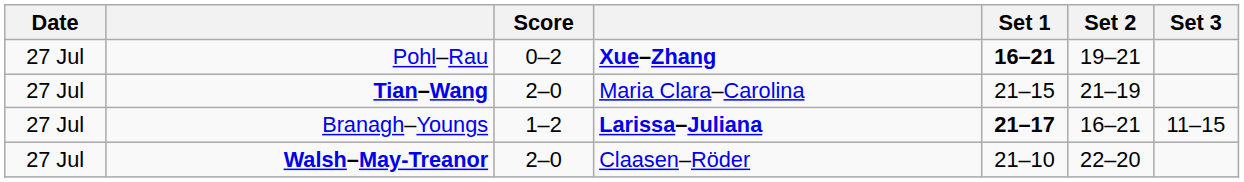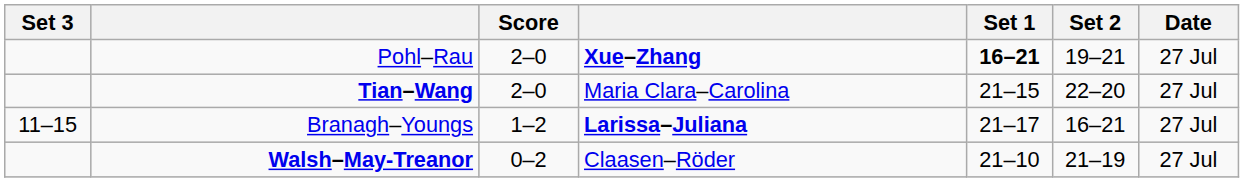columns swapped: (55, 22) <-> (1196, 22)
(544, 57) 0–2 -> (529, 57) 2–0
(1110, 91) 21–19 -> (1095, 91) 22–20
(1025, 125) bold -> (1009, 125) normal
(544, 160) 2–0 -> (529, 160) 0–2
(1110, 160) 22–20 -> (1095, 160) 21–19
